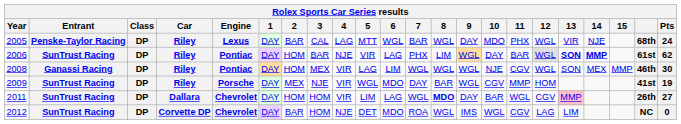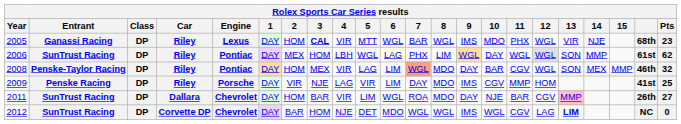(78, 40) Penske-Taylor Racing -> (78, 40) Ganassi Racing
(294, 40) BAR -> (294, 40) HOM
(320, 40) normal -> (320, 40) bold
(344, 40) LAG -> (344, 40) VIR
(469, 40) DAY -> (469, 40) IMS
(667, 40) 24 -> (667, 40) 23
(294, 54) HOM -> (294, 54) MEX
(320, 54) BAR -> (320, 54) HOM
(344, 54) NJE -> (344, 54) LBH
(368, 54) VIR -> (368, 54) WGL
(393, 54) no background -> (393, 54) lightyellow background
(520, 54) BAR -> (520, 54) WGL
(571, 54) bold -> (571, 54) normal
(597, 54) bold -> (597, 54) normal
(78, 69) Ganassi Racing -> (78, 69) Penske-Taylor Racing
(418, 69) no background -> (418, 69) lightsalmon background
(444, 69) WGL -> (444, 69) MDO
(469, 69) WGL -> (469, 69) DAY
(494, 69) NJE -> (494, 69) BAR
(667, 69) 30 -> (667, 69) 32
(78, 83) SunTrust Racing -> (78, 83) Penske Racing
(294, 83) MEX -> (294, 83) VIR
(344, 83) VIR -> (344, 83) LAG
(368, 83) WGL -> (368, 83) VIR
(393, 83) MDO -> (393, 83) LIM
(444, 83) BAR -> (444, 83) MDO
(469, 83) WGL -> (469, 83) IMS
(667, 83) 19 -> (667, 83) 25
(320, 97) HOM -> (320, 97) BAR
(393, 97) LAG -> (393, 97) WGL
(418, 97) WGL -> (418, 97) ROA
(444, 97) bold -> (444, 97) normal
(494, 97) BAR -> (494, 97) NJE
(520, 97) WGL -> (520, 97) BAR
(418, 112) ROA -> (418, 112) WGL
(571, 112) normal -> (571, 112) bold
